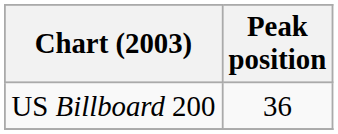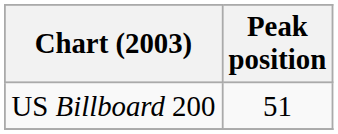(277, 105) 36 -> (277, 105) 51
